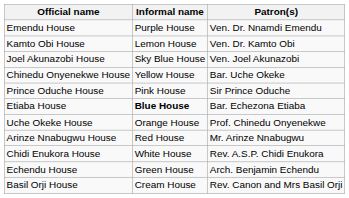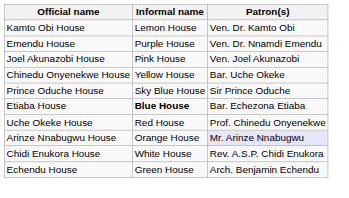rows swapped: (41, 28) <-> (46, 43)
(170, 59) Sky Blue House -> (160, 59) Pink House
(160, 91) Pink House -> (170, 91) Sky Blue House
(167, 122) Orange House -> (160, 122) Red House
(160, 138) Red House -> (167, 138) Orange House
(257, 138) no background -> (257, 138) lavender background
- row: (42, 185)
